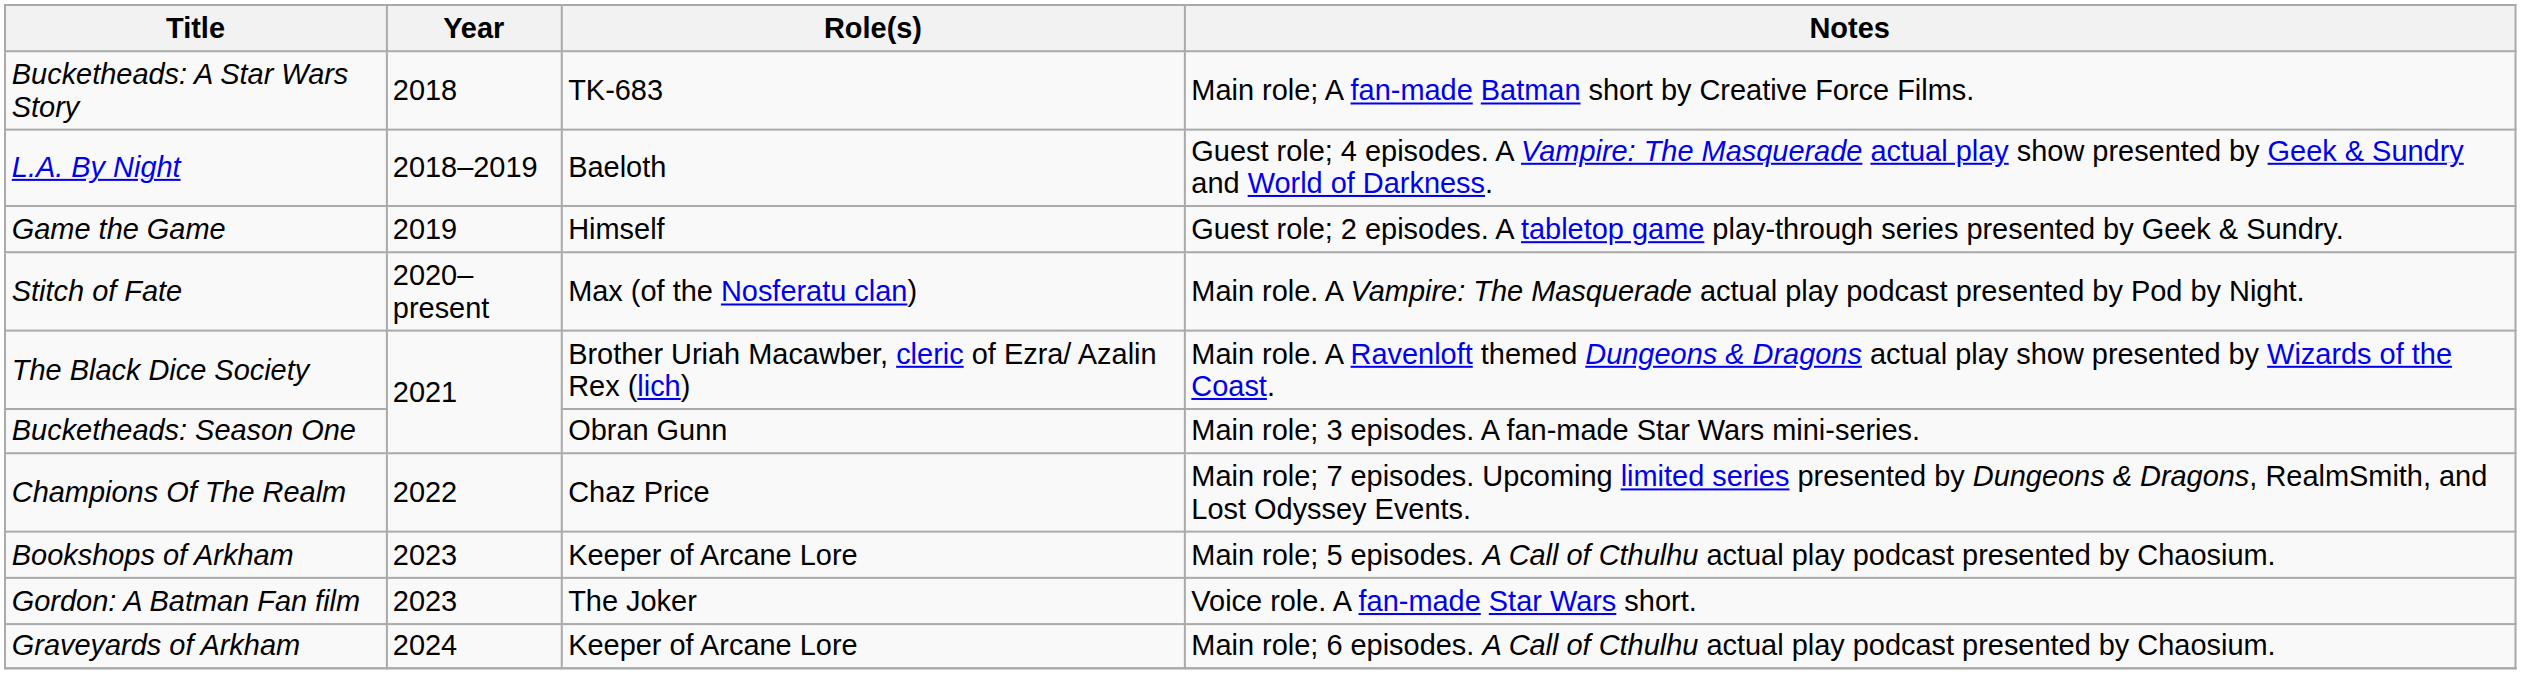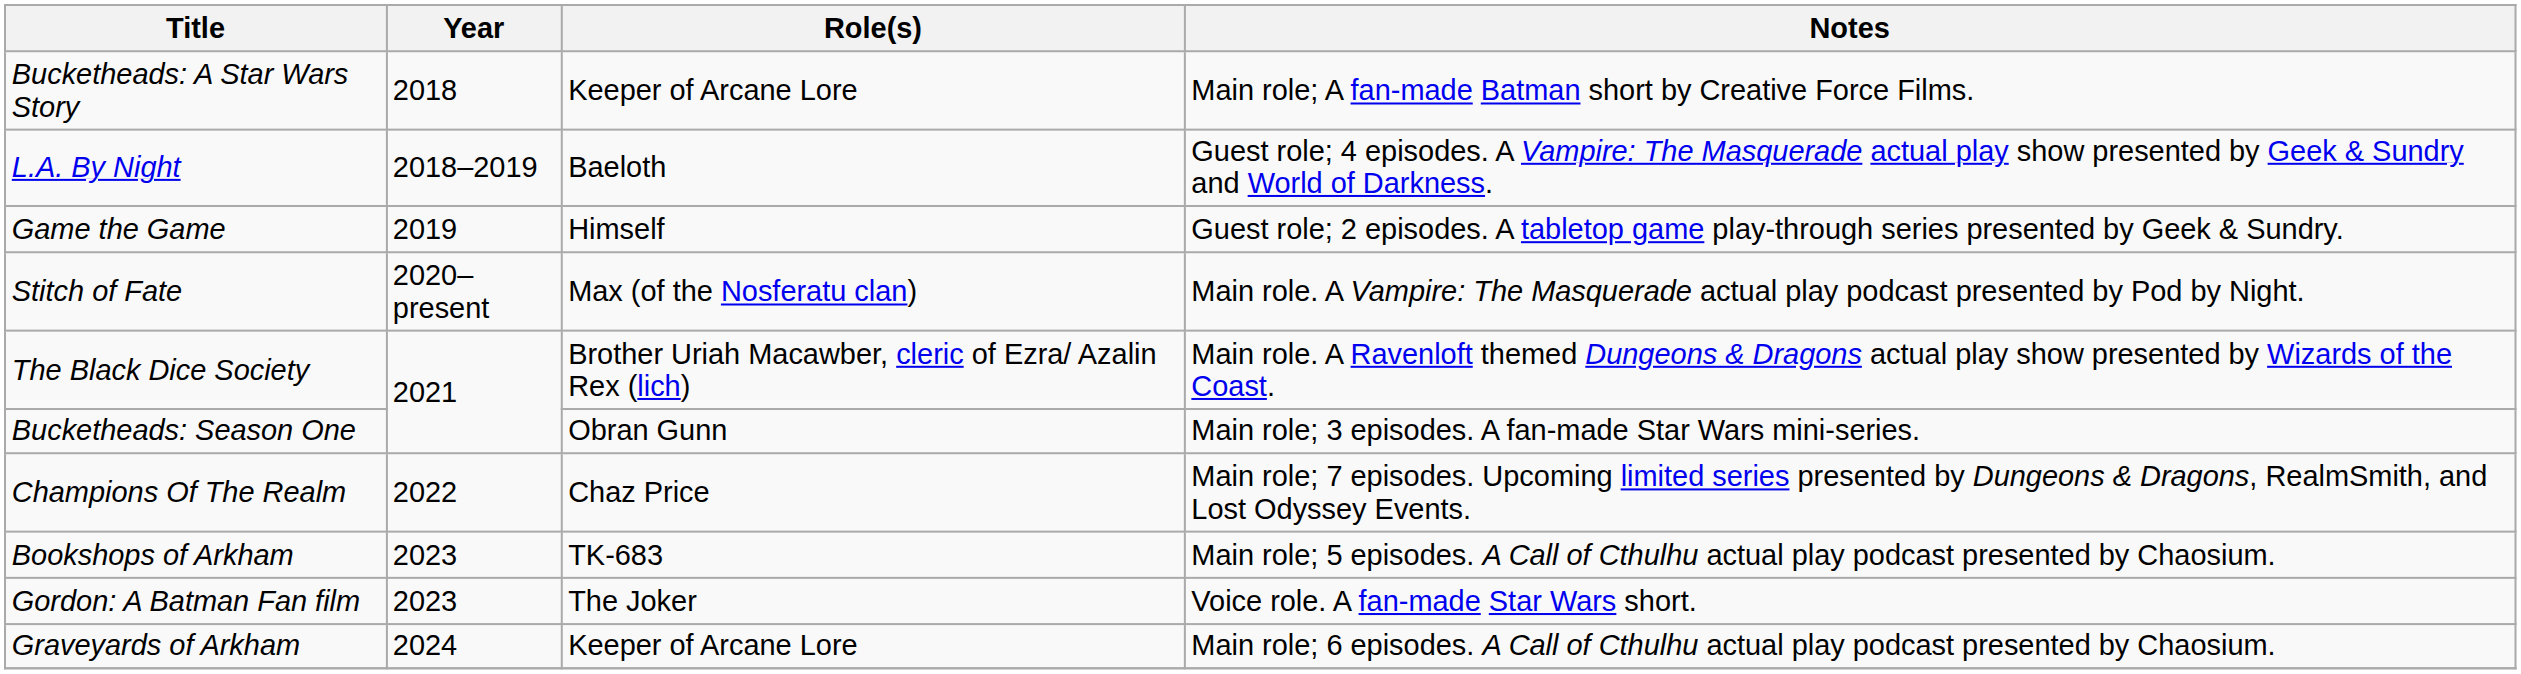(616, 90) TK-683 -> (713, 90) Keeper of Arcane Lore
(713, 555) Keeper of Arcane Lore -> (616, 555) TK-683
